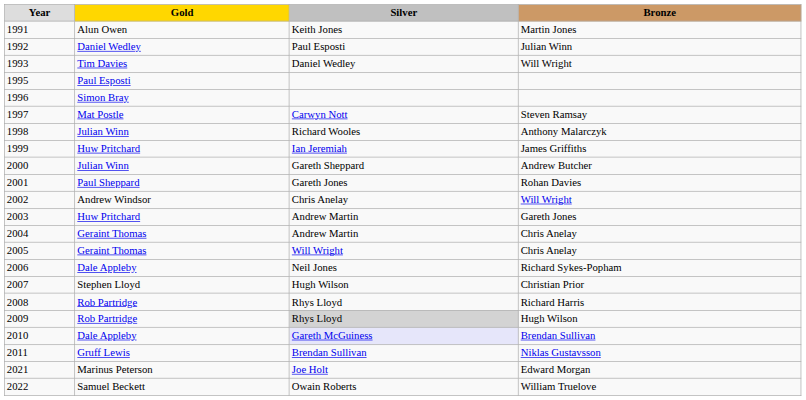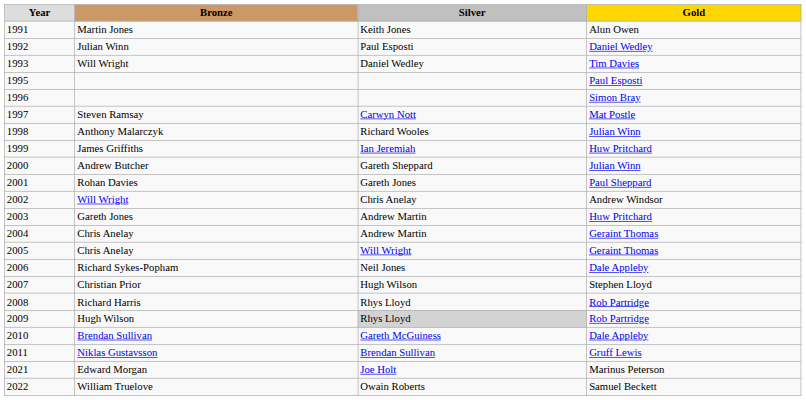columns swapped: (182, 13) <-> (660, 13)
(332, 336) lavender background -> (401, 336) no background
